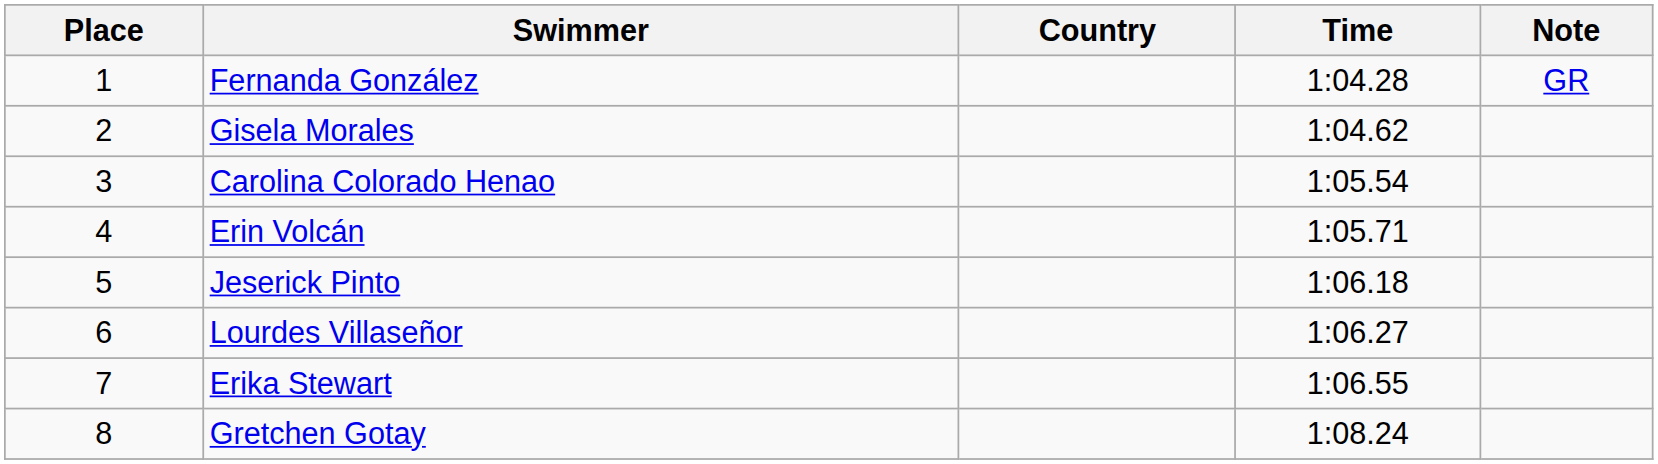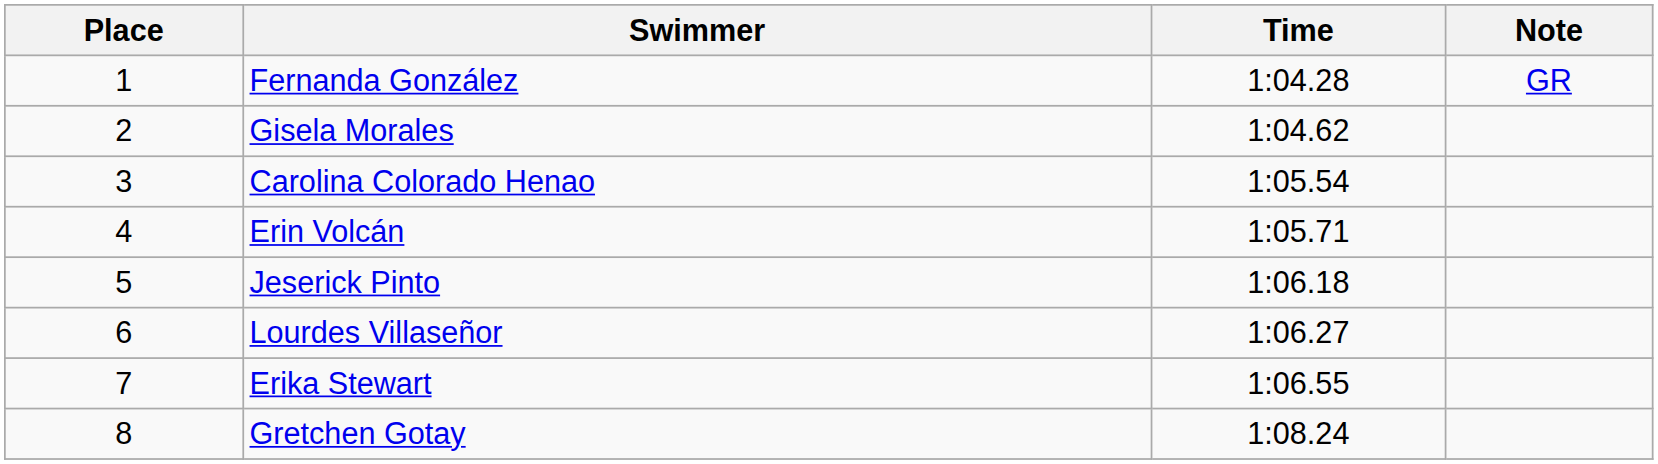- column: (1097, 29)
